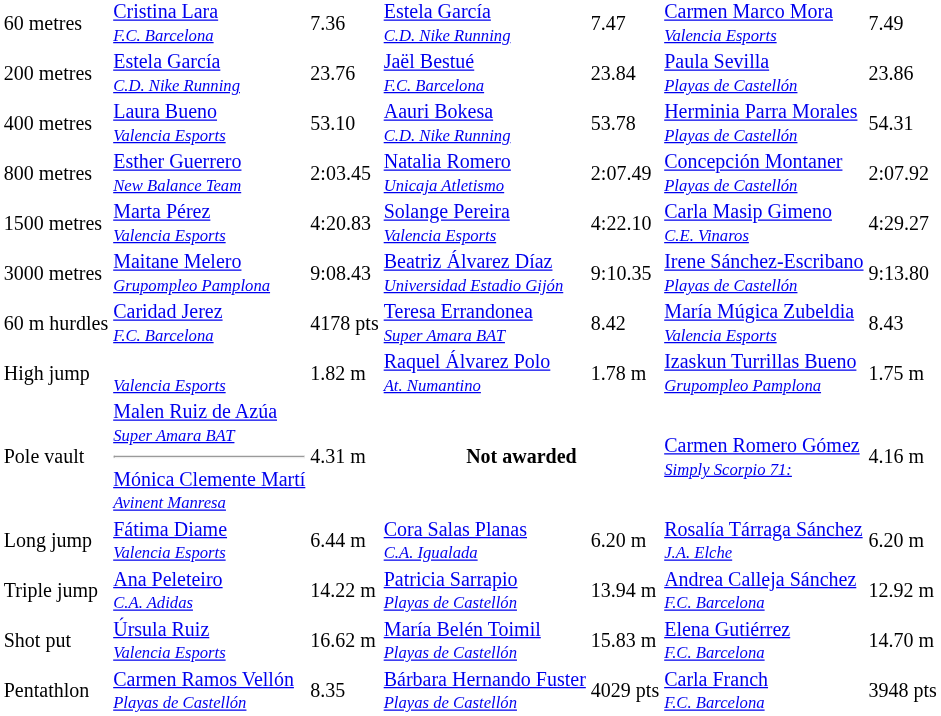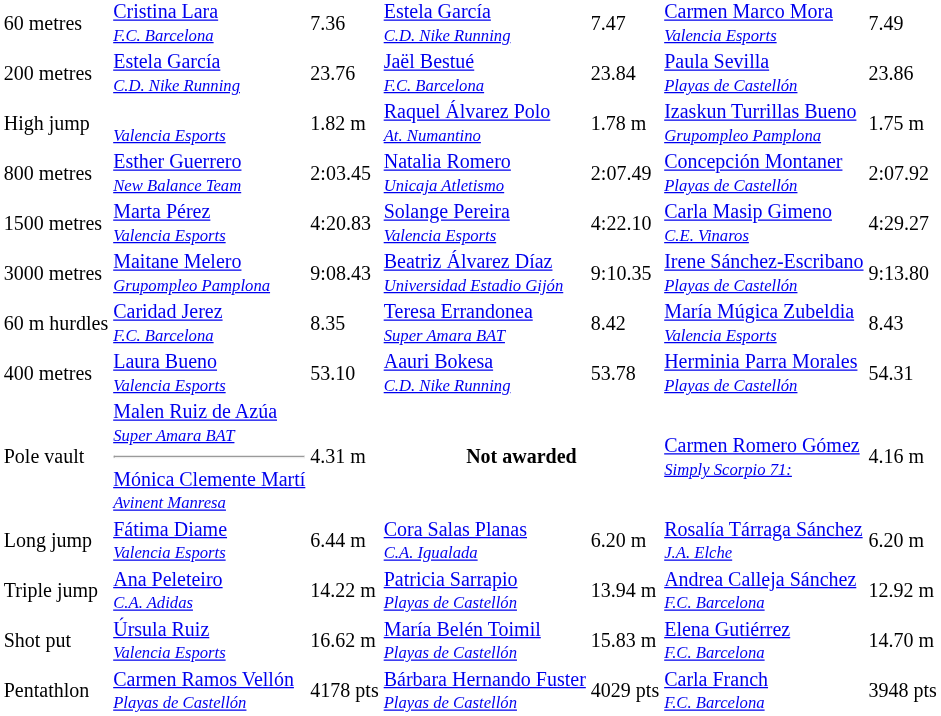rows swapped: (48, 123) <-> (47, 373)
(345, 323) 4178 pts -> (328, 323) 8.35
(328, 690) 8.35 -> (345, 690) 4178 pts
